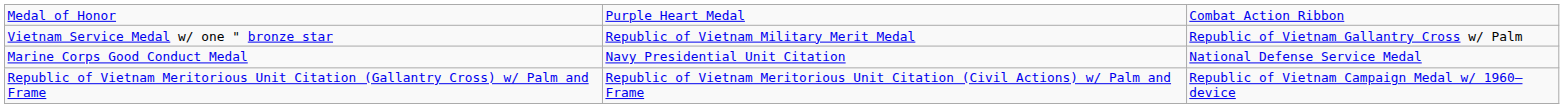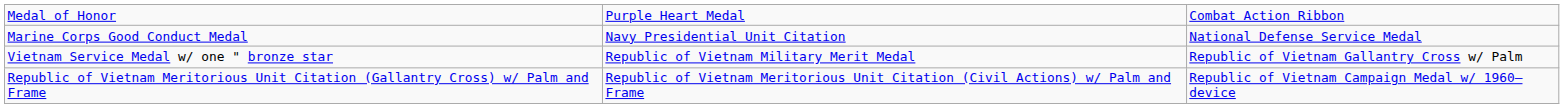rows swapped: (128, 57) <-> (170, 36)
